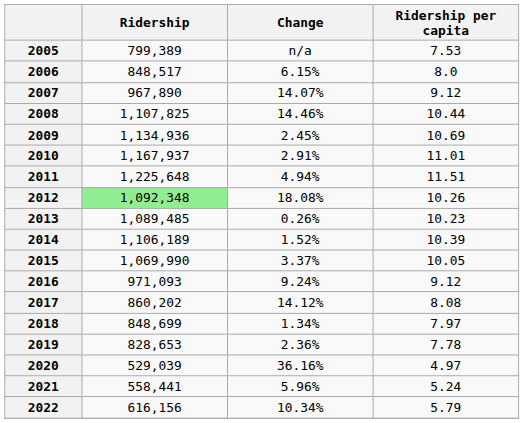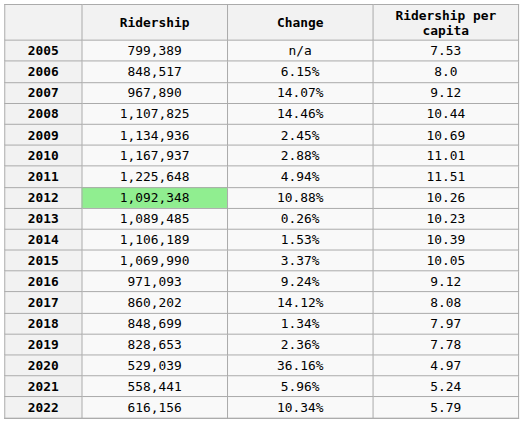(300, 156) 2.91% -> (300, 156) 2.88%
(300, 198) 18.08% -> (300, 198) 10.88%
(300, 240) 1.52% -> (300, 240) 1.53%
